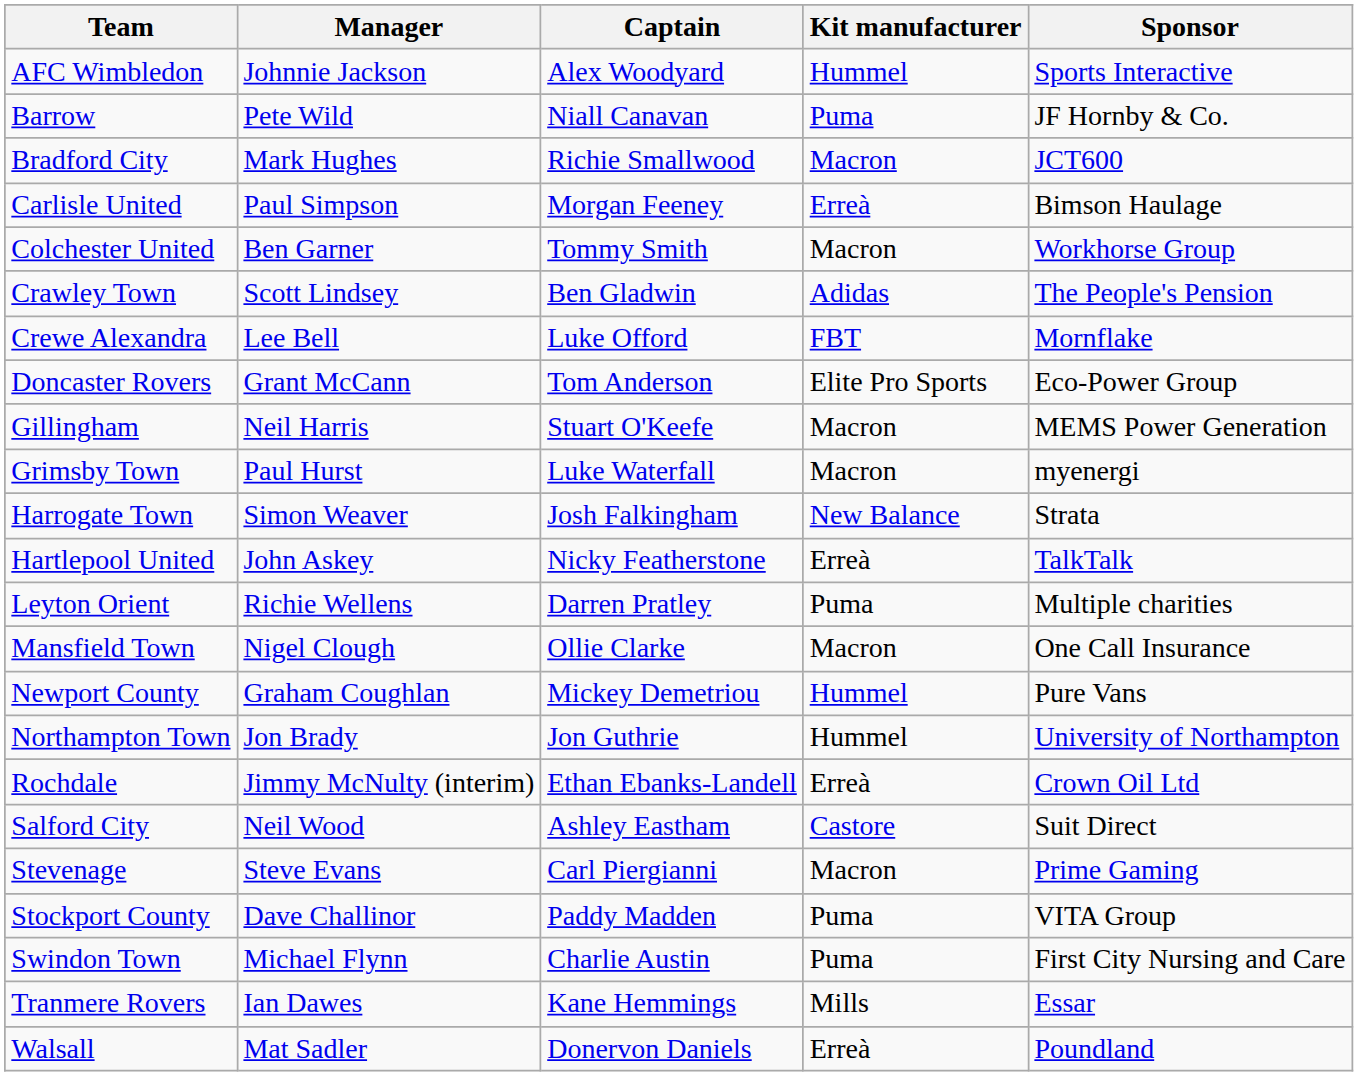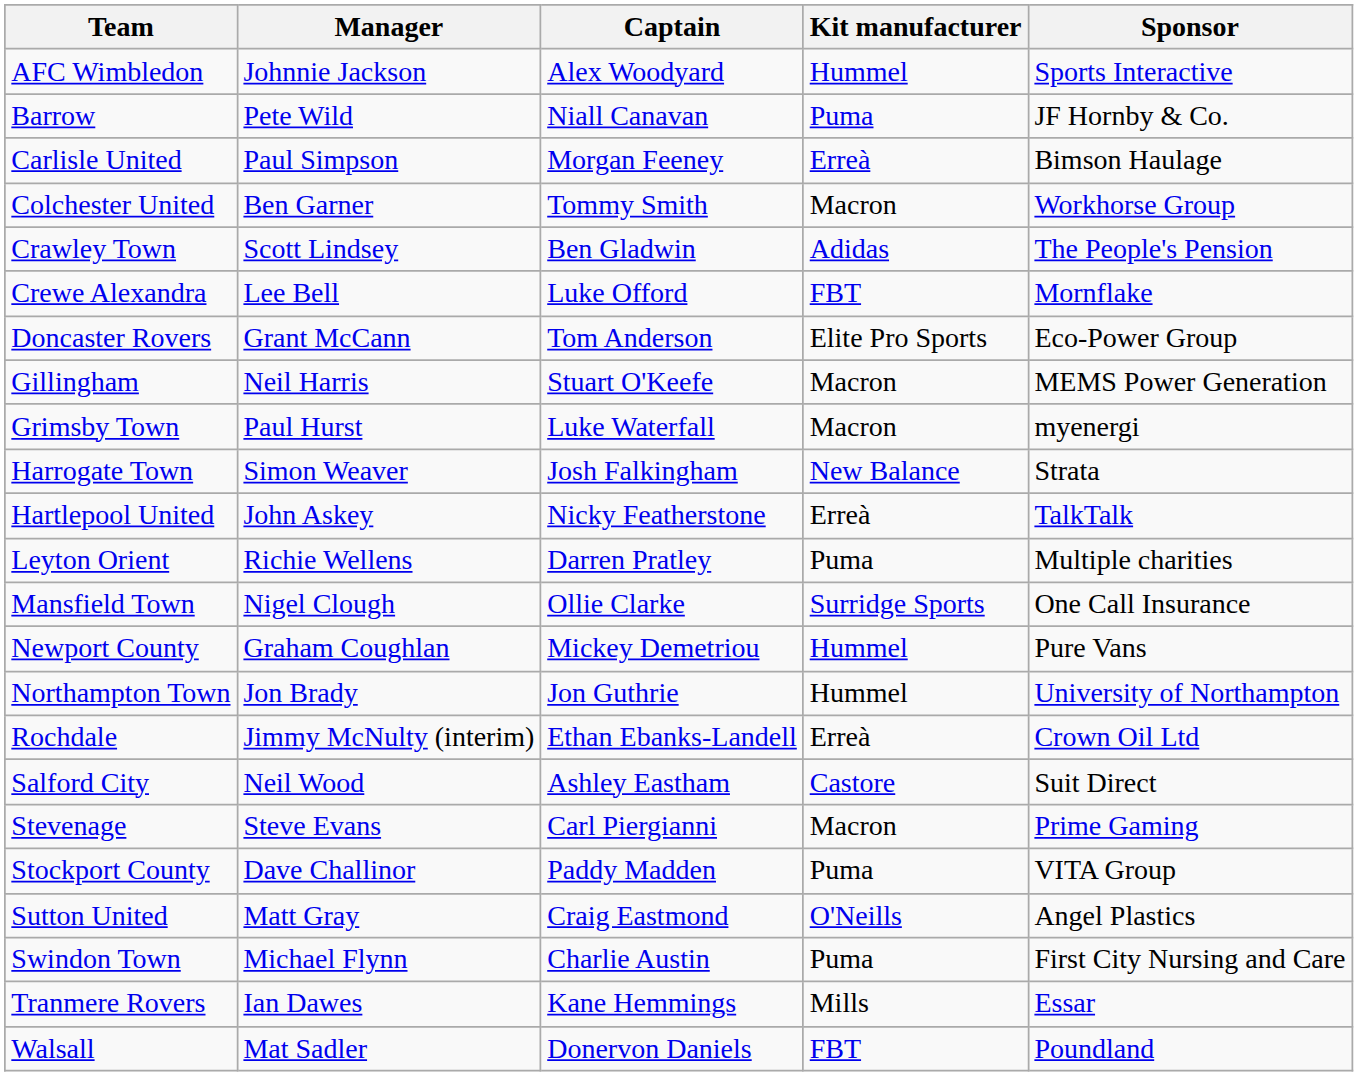- row: (89, 159)
(853, 648) Macron -> (897, 603) Surridge Sports
+ row: (90, 914)
(840, 1048) Erreà -> (835, 1048) FBT
